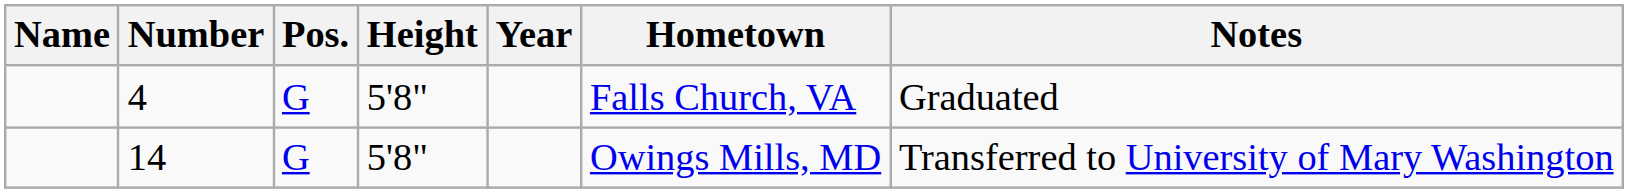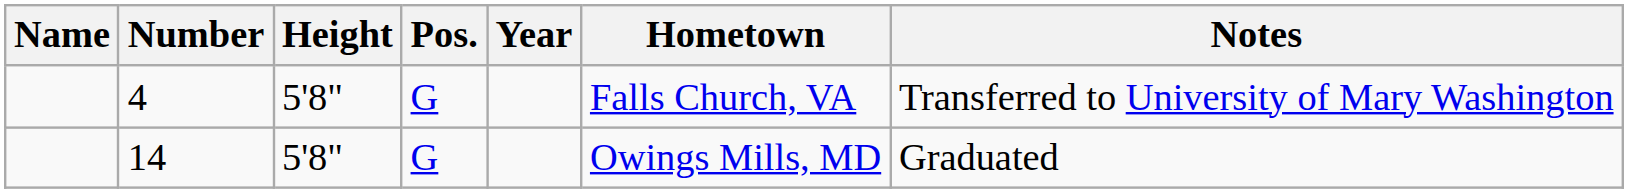columns swapped: (316, 34) <-> (422, 34)
(979, 95) Graduated -> (1256, 95) Transferred to University of Mary Washington
(1256, 156) Transferred to University of Mary Washington -> (979, 156) Graduated
